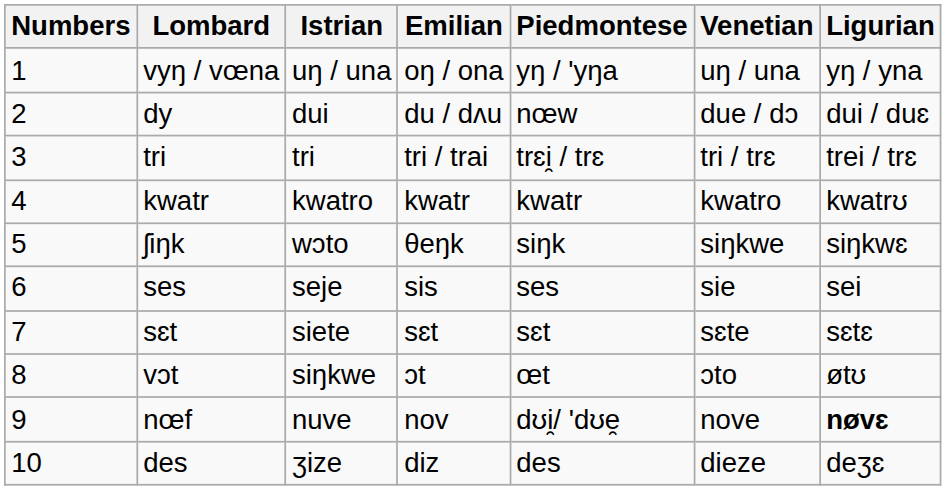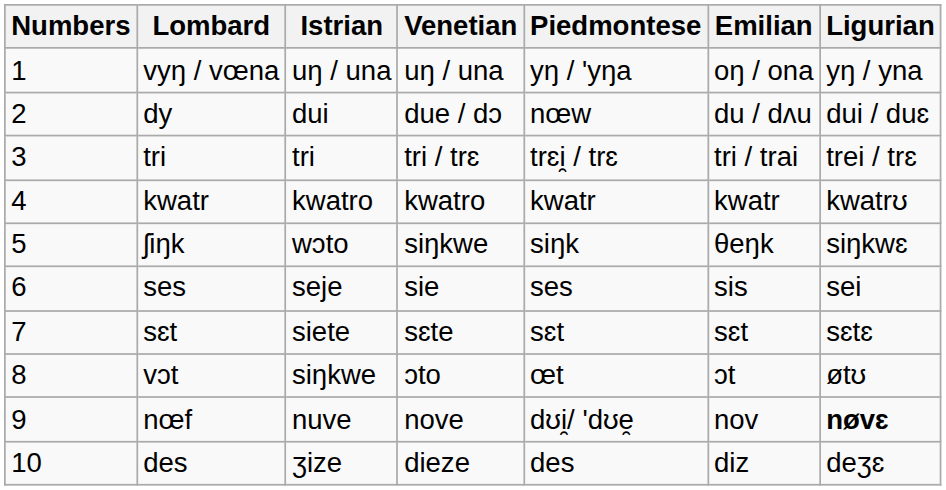columns swapped: (454, 26) <-> (757, 26)
